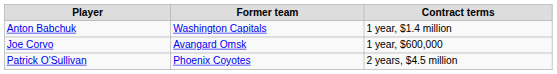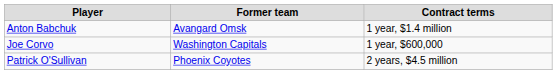(220, 28) Washington Capitals -> (210, 28) Avangard Omsk
(210, 45) Avangard Omsk -> (220, 45) Washington Capitals
